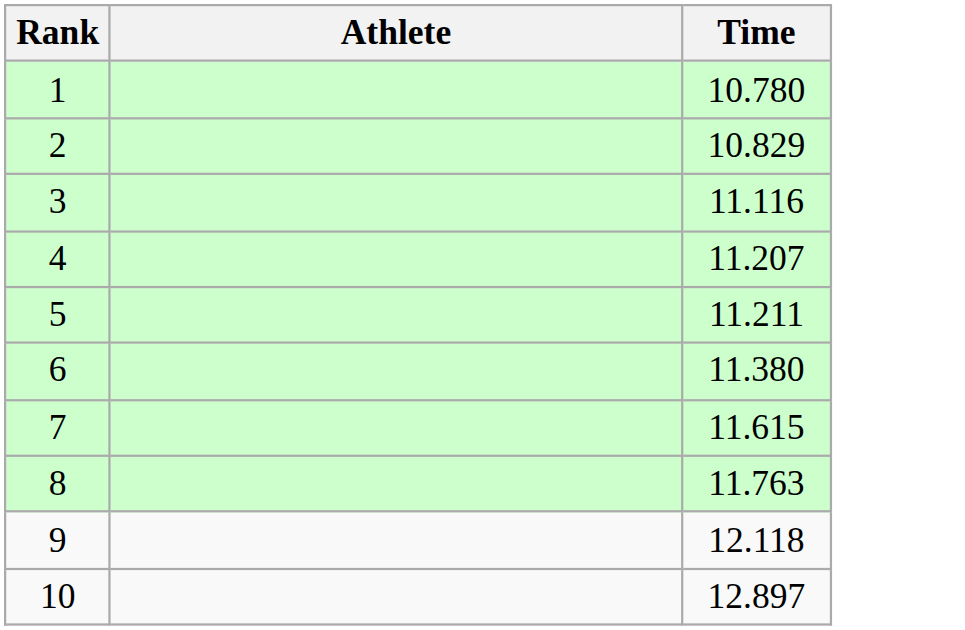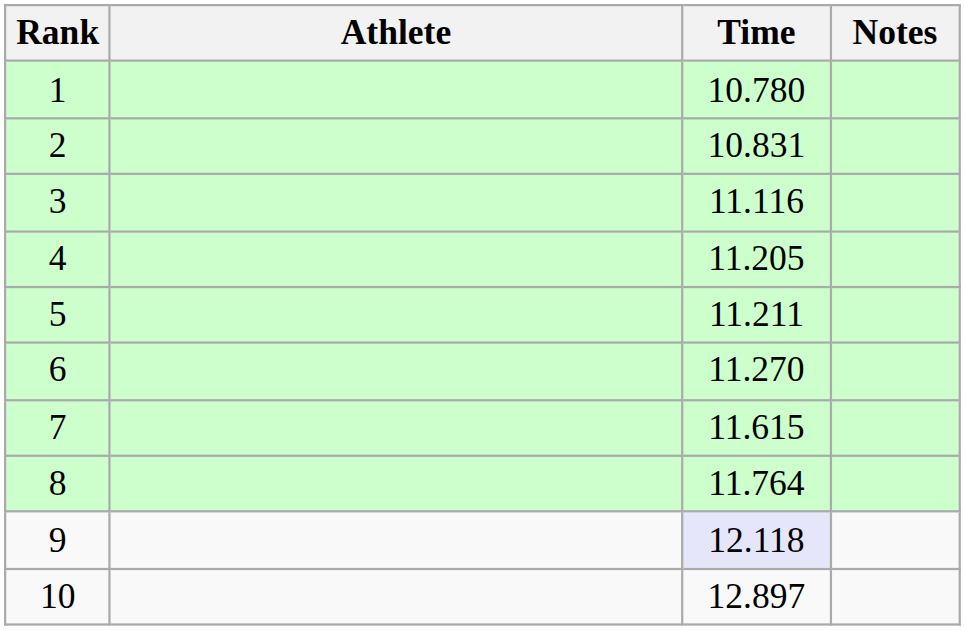+ column: (895, 32)
(756, 145) 10.829 -> (756, 145) 10.831
(756, 257) 11.207 -> (756, 257) 11.205
(756, 370) 11.380 -> (756, 370) 11.270
(756, 483) 11.763 -> (756, 483) 11.764
(756, 539) no background -> (756, 539) lavender background
